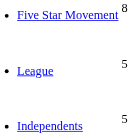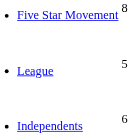(125, 119) 5 -> (125, 119) 6
